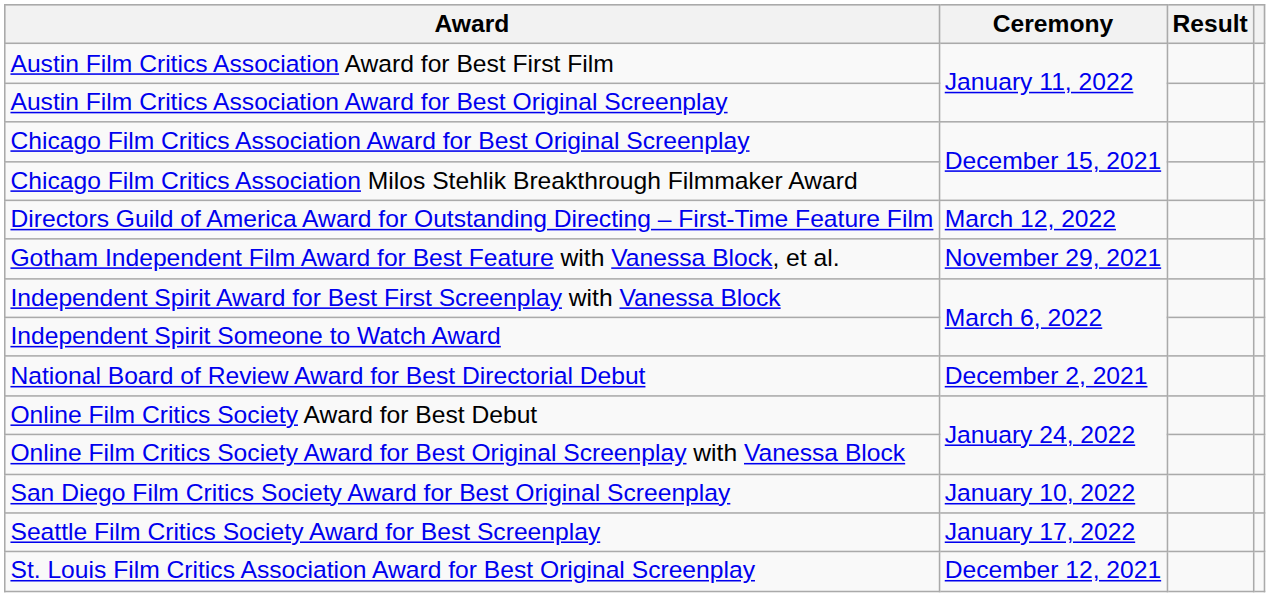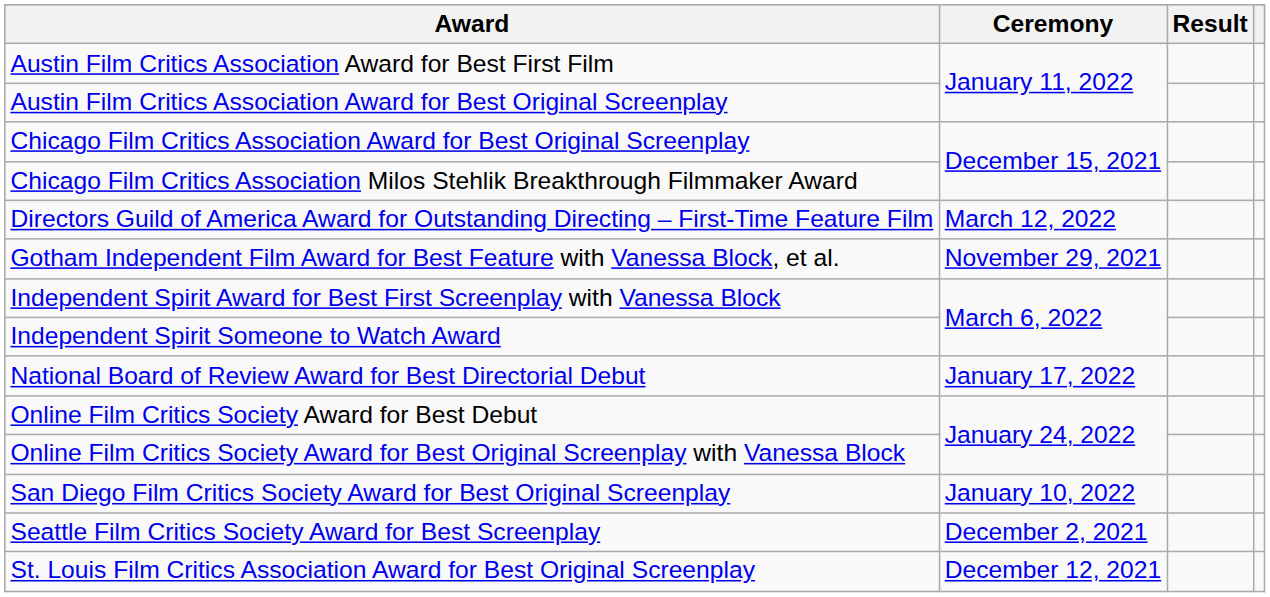(1046, 375) December 2, 2021 -> (1040, 375) January 17, 2022
(1040, 532) January 17, 2022 -> (1046, 532) December 2, 2021
